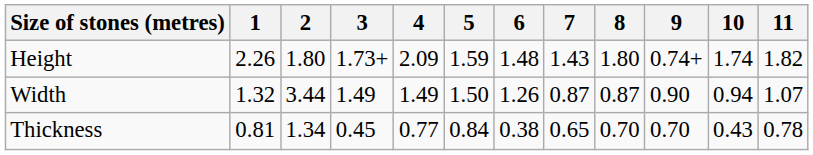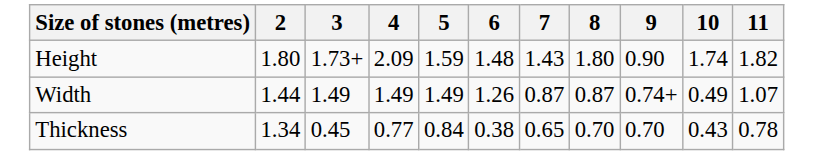- column: (255, 22)
(676, 58) 0.74+ -> (645, 58) 0.90
(305, 94) 3.44 -> (280, 94) 1.44
(469, 94) 1.50 -> (444, 94) 1.49
(670, 94) 0.90 -> (651, 94) 0.74+
(733, 94) 0.94 -> (708, 94) 0.49
